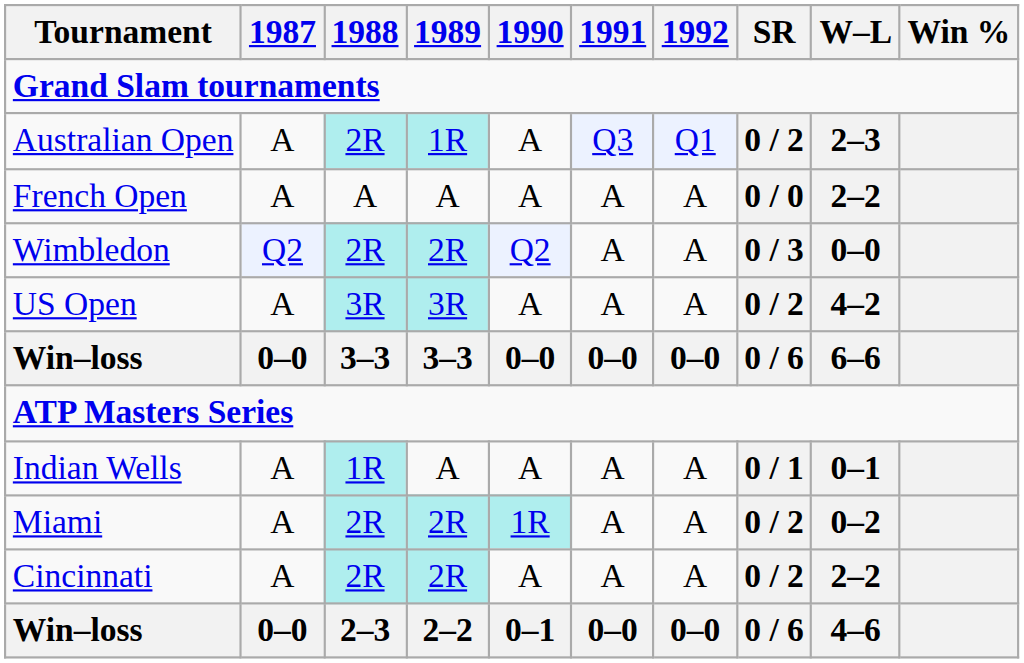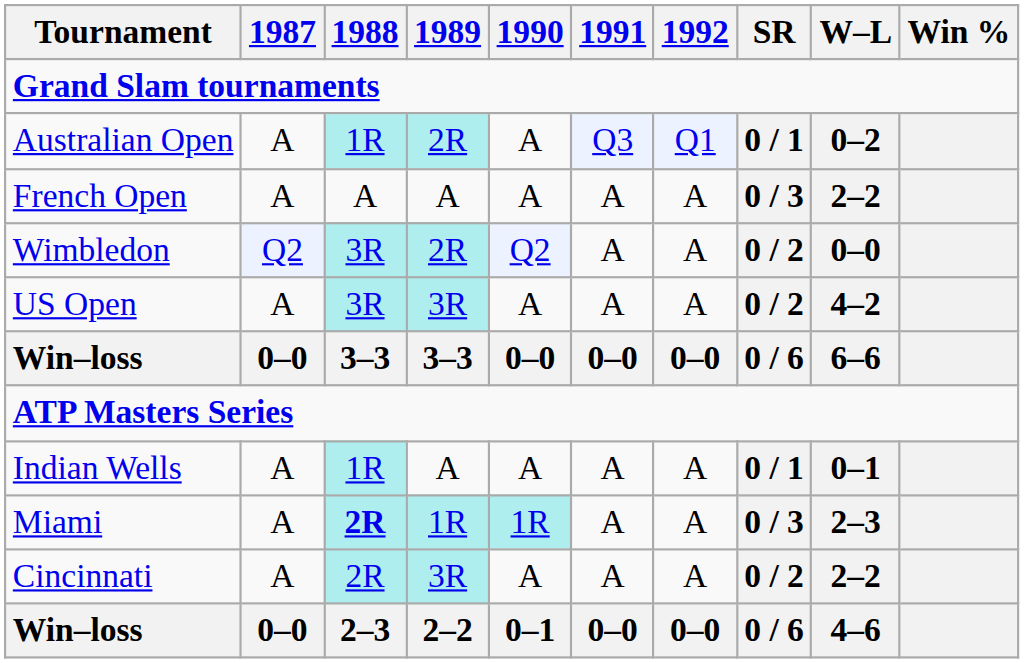(365, 140) 2R -> (365, 140) 1R
(448, 140) 1R -> (448, 140) 2R
(774, 140) 0 / 2 -> (774, 140) 0 / 1
(856, 140) 2–3 -> (856, 140) 0–2
(774, 194) 0 / 0 -> (774, 194) 0 / 3
(365, 248) 2R -> (365, 248) 3R
(774, 248) 0 / 3 -> (774, 248) 0 / 2
(365, 520) normal -> (365, 520) bold
(448, 520) 2R -> (448, 520) 1R
(774, 520) 0 / 2 -> (774, 520) 0 / 3
(856, 520) 0–2 -> (856, 520) 2–3
(448, 575) 2R -> (448, 575) 3R
